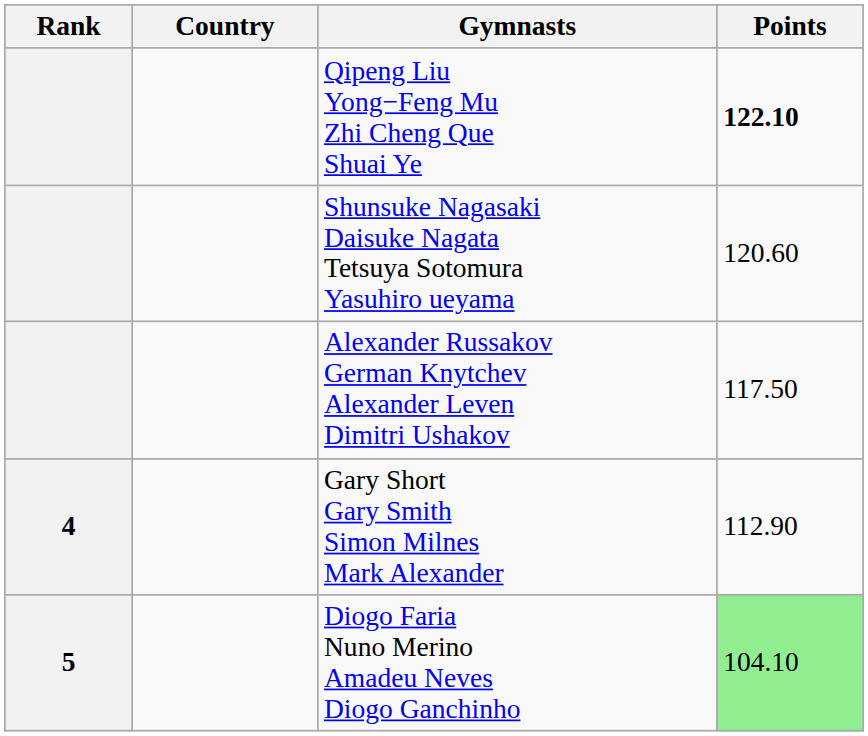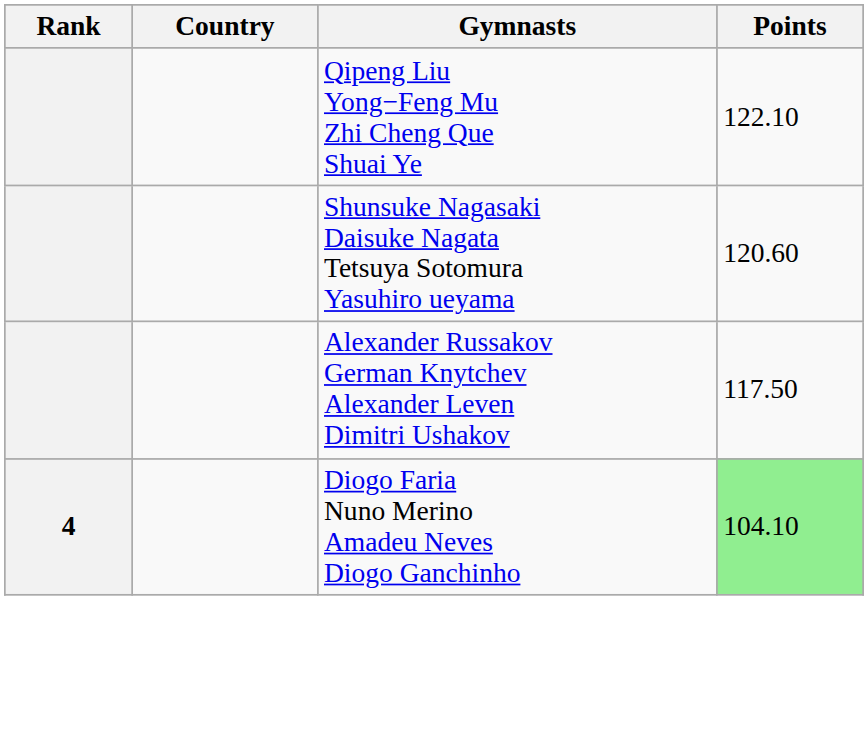(761, 116) bold -> (761, 116) normal
- row: (414, 525)
(69, 662) 5 -> (69, 525) 4
